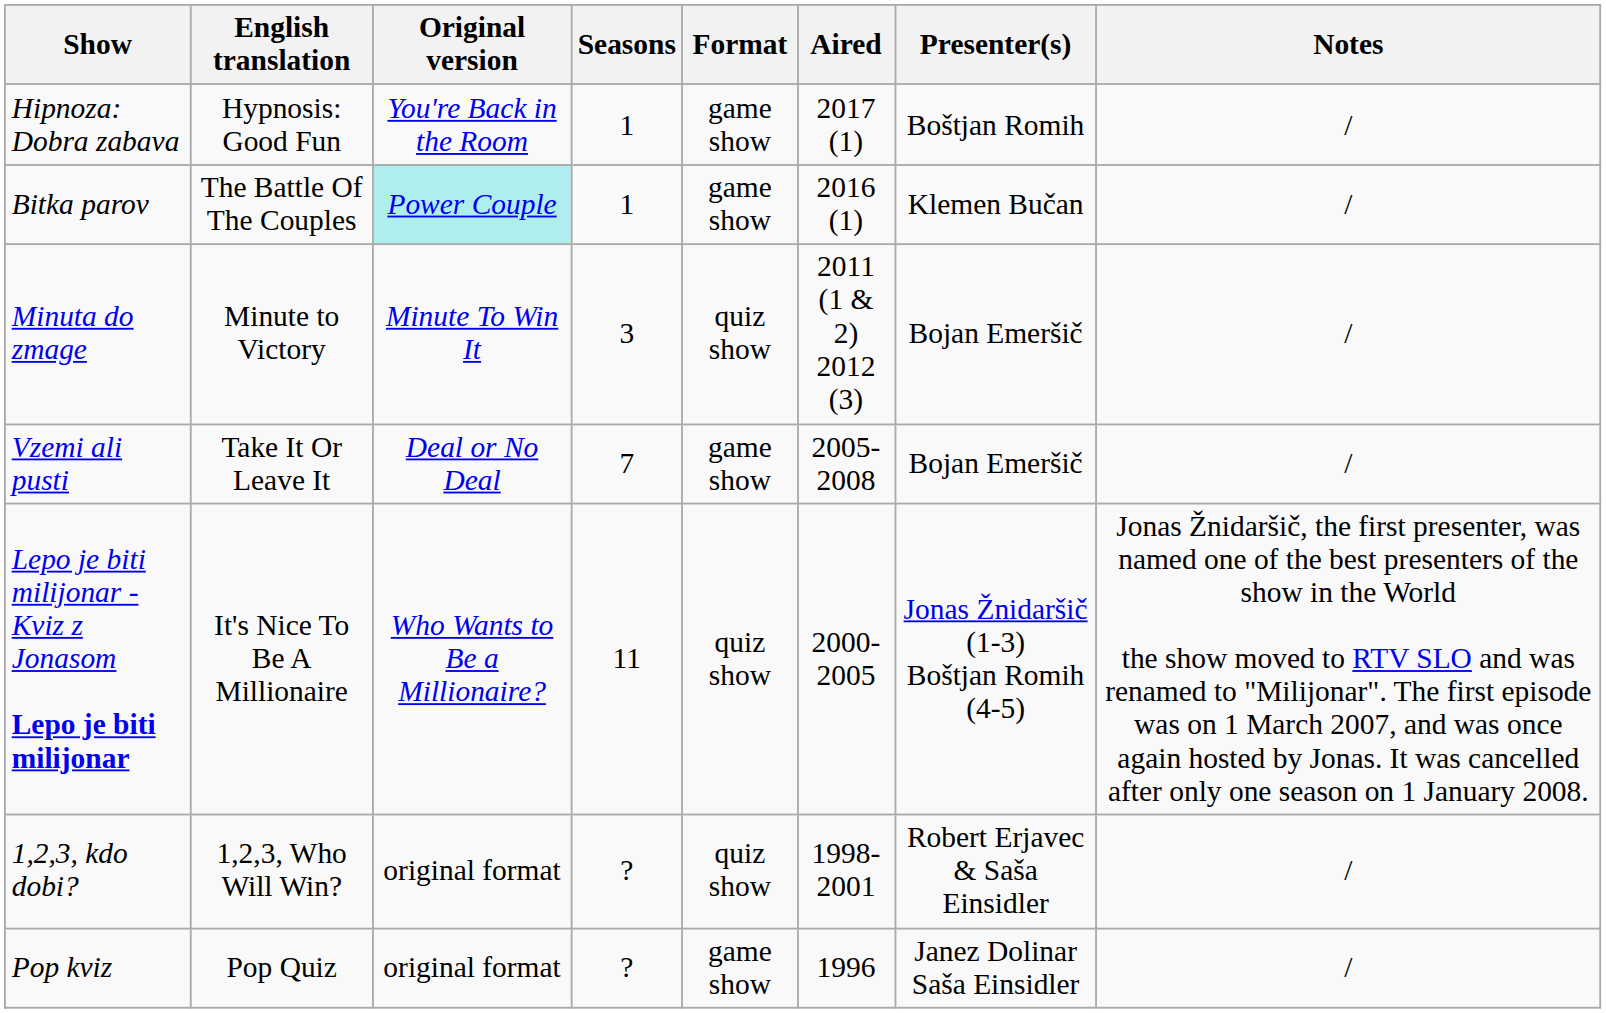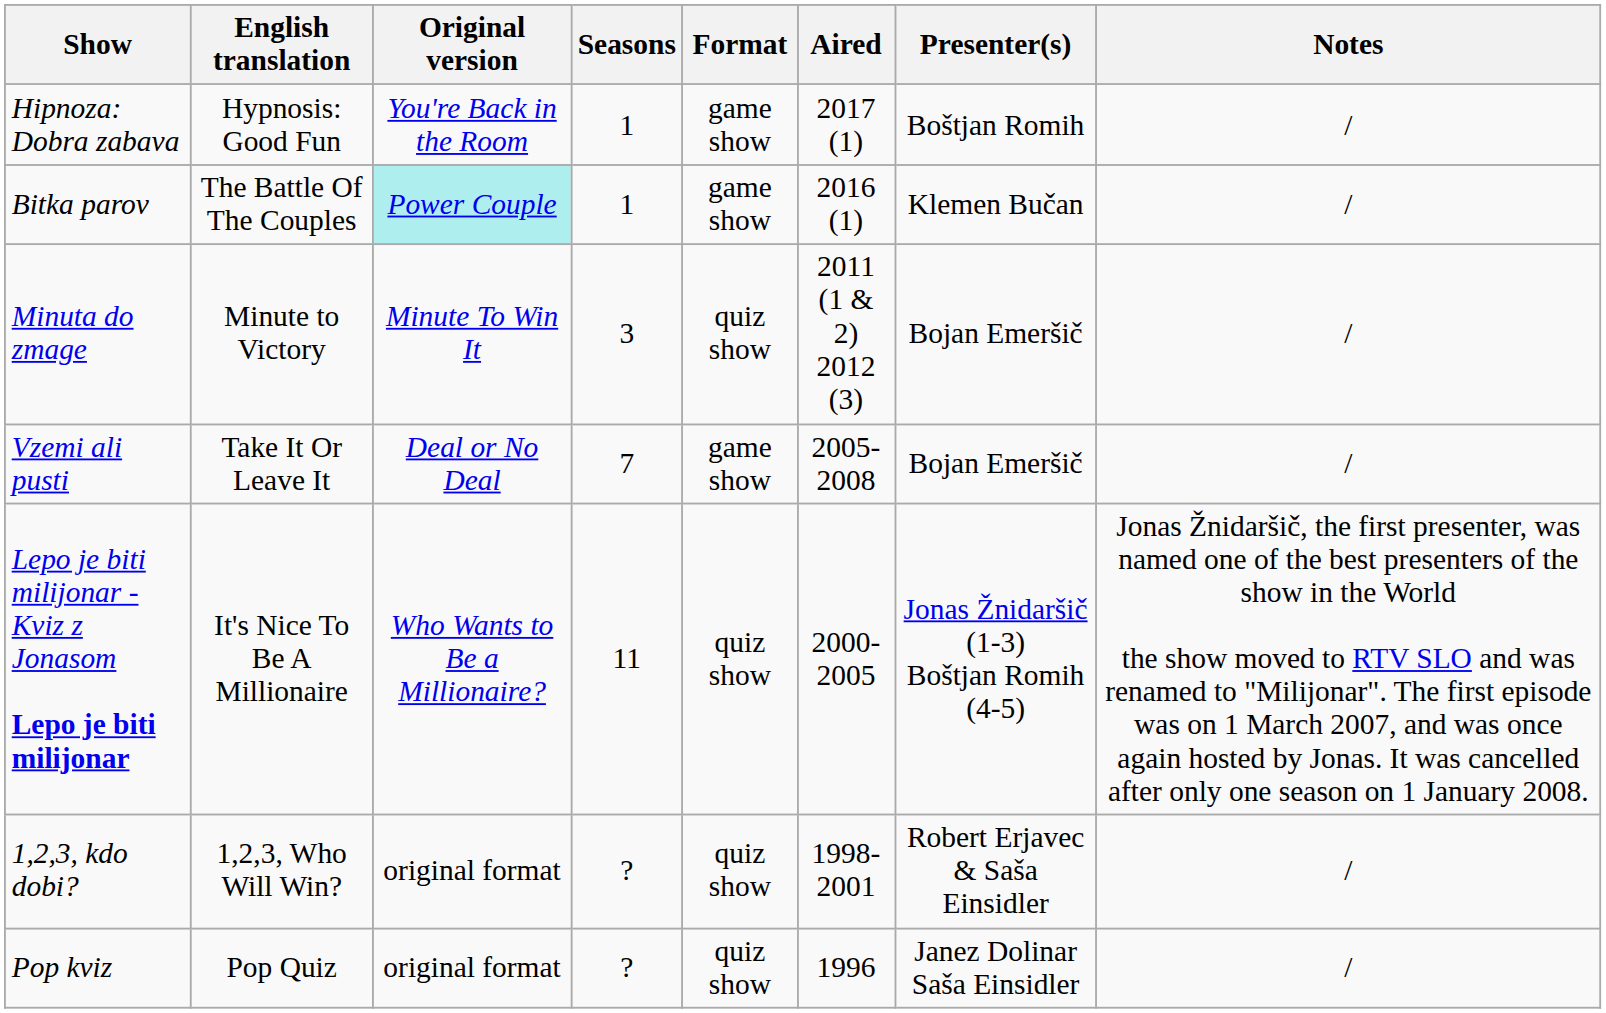(740, 967) game show -> (740, 967) quiz show
